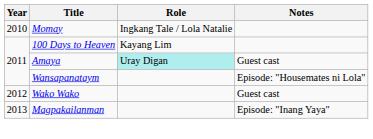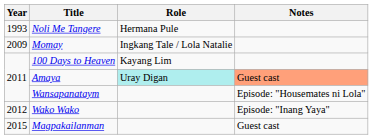+ row: (66, 28)
(17, 28) 2010 -> (17, 45) 2009
(258, 61) no background -> (258, 77) lightsalmon background
(258, 93) Guest cast -> (283, 110) Episode: "Inang Yaya"
(17, 110) 2013 -> (17, 126) 2015
(283, 110) Episode: "Inang Yaya" -> (258, 126) Guest cast
